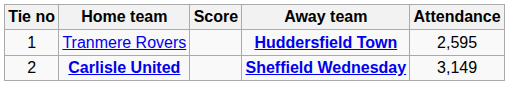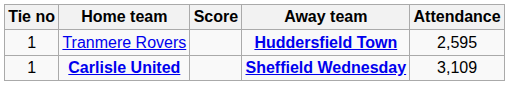(32, 67) 2 -> (32, 67) 1
(457, 67) 3,149 -> (457, 67) 3,109
